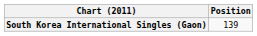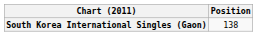(231, 25) 139 -> (231, 25) 138
